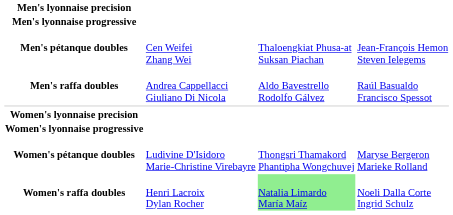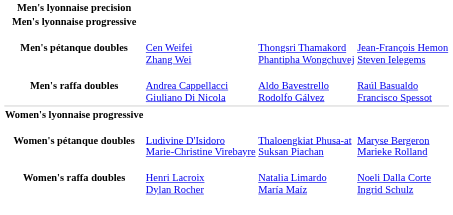(305, 54) Thaloengkiat Phusa-at Suksan Piachan -> (306, 54) Thongsri Thamakord Phantipha Wongchuvej
- row: (74, 114)
(306, 160) Thongsri Thamakord Phantipha Wongchuvej -> (305, 146) Thaloengkiat Phusa-at Suksan Piachan
(292, 198) lightgreen background -> (292, 184) no background
